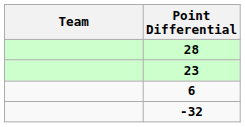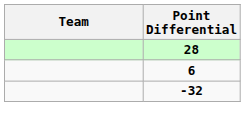- row: (191, 70)
